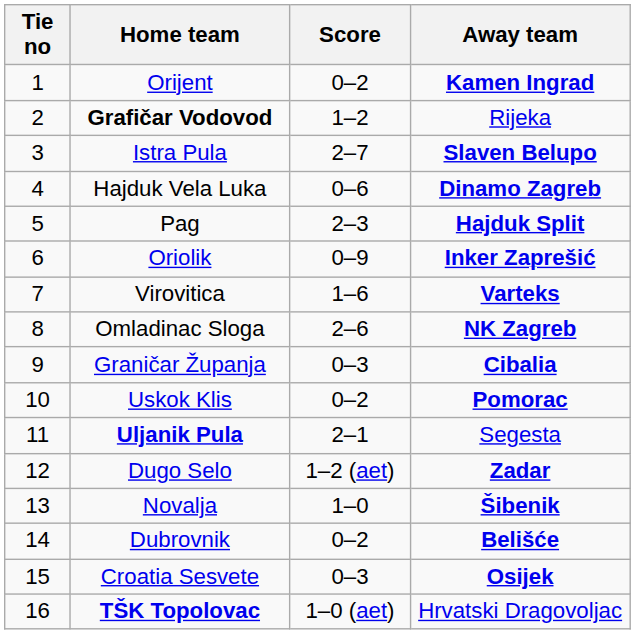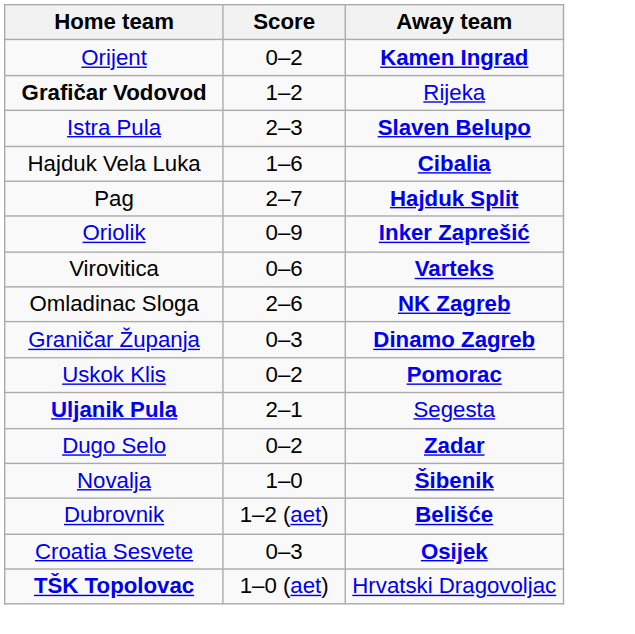- column: (38, 34)
(350, 152) 2–7 -> (284, 127) 2–3
(350, 188) 0–6 -> (284, 163) 1–6
(520, 188) Dinamo Zagreb -> (454, 163) Cibalia
(350, 223) 2–3 -> (284, 198) 2–7
(350, 294) 1–6 -> (284, 269) 0–6
(520, 364) Cibalia -> (454, 339) Dinamo Zagreb
(350, 470) 1–2 (aet) -> (284, 445) 0–2
(350, 540) 0–2 -> (284, 515) 1–2 (aet)
